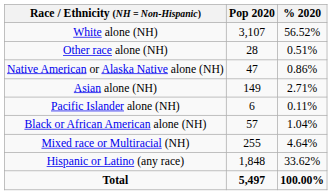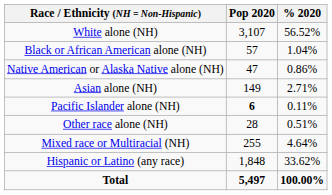rows swapped: (115, 124) <-> (115, 50)
(252, 106) normal -> (252, 106) bold
